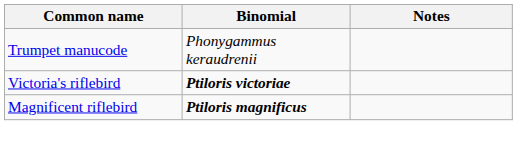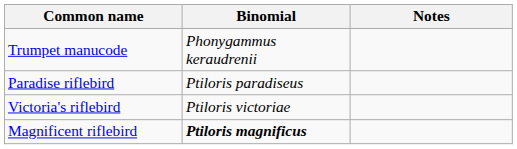+ row: (61, 82)
(238, 82) bold -> (238, 107) normal
